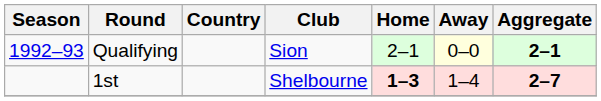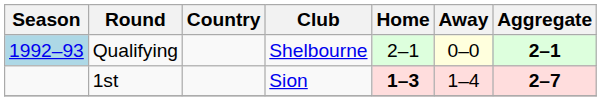(46, 50) no background -> (46, 50) lightblue background
(289, 50) Sion -> (318, 50) Shelbourne
(318, 80) Shelbourne -> (289, 80) Sion
